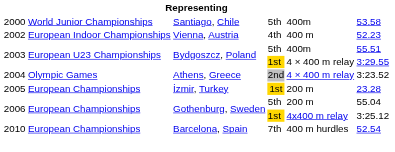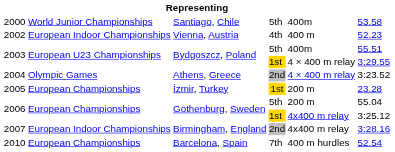+ row: (15, 129)
